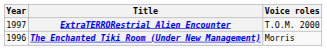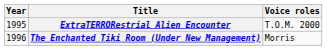(16, 25) 1997 -> (16, 25) 1995
